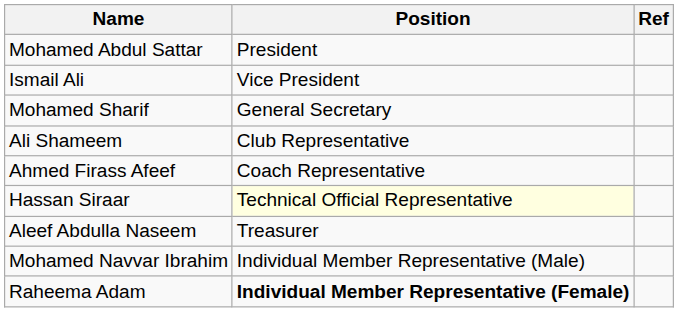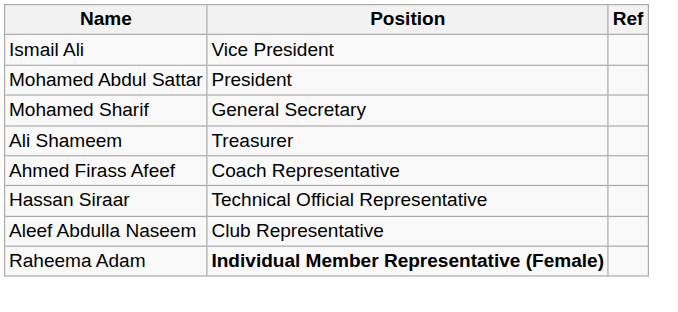rows swapped: (106, 49) <-> (47, 79)
(323, 140) Club Representative -> (252, 140) Treasurer
(375, 200) lightyellow background -> (349, 200) no background
(278, 230) Treasurer -> (298, 230) Club Representative
- row: (119, 261)
